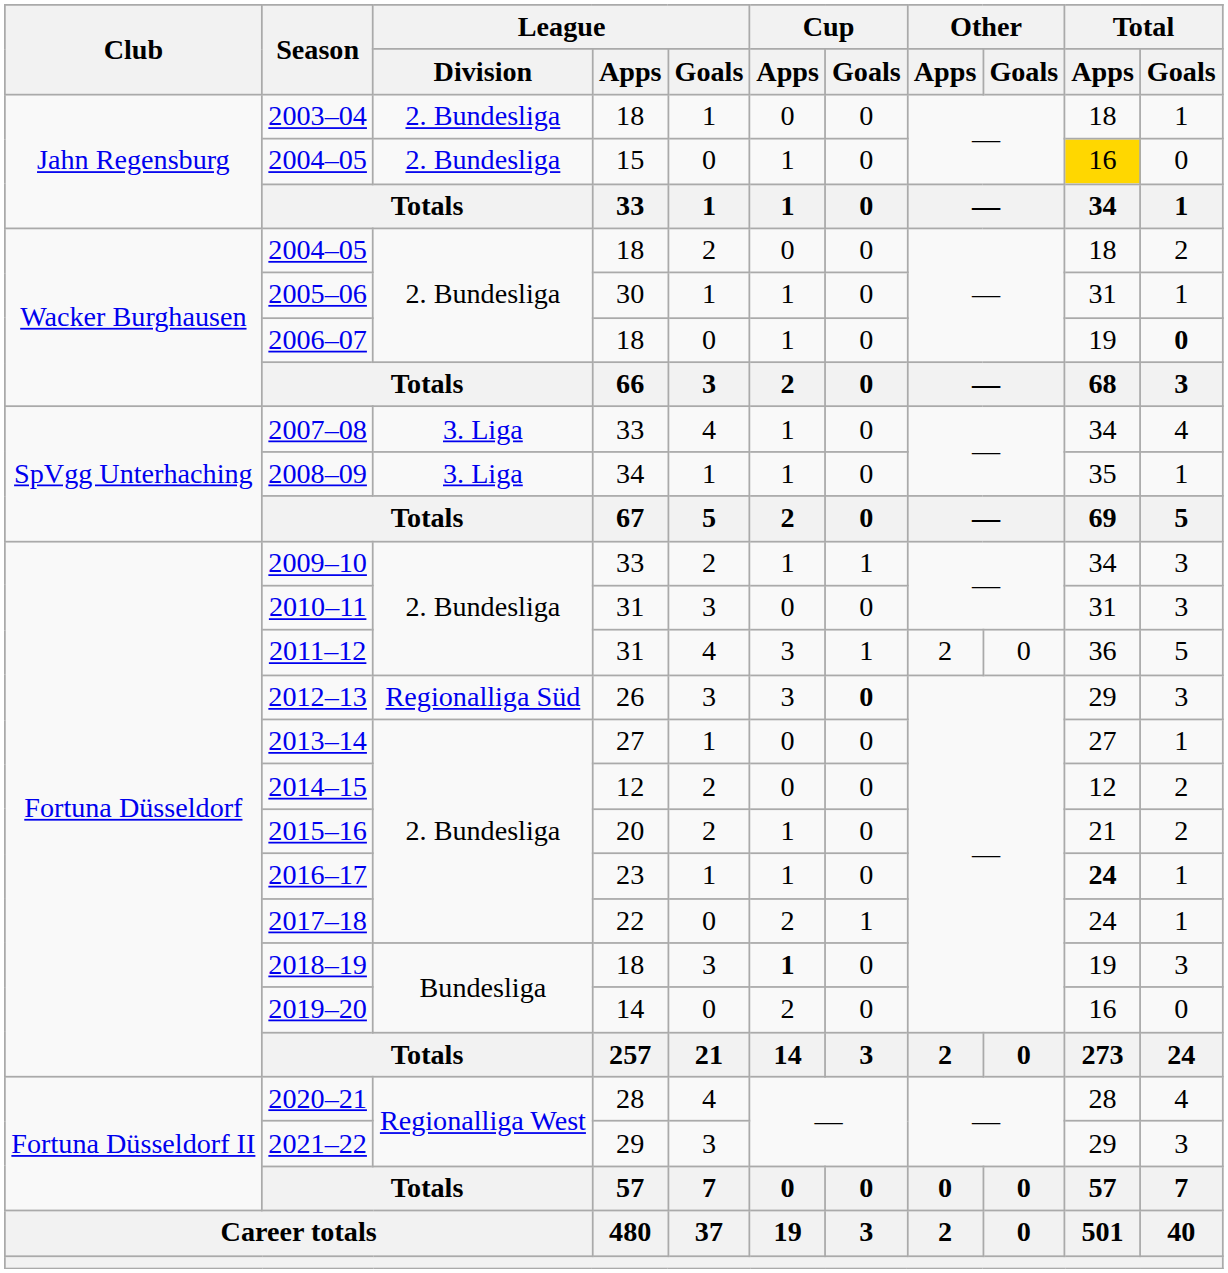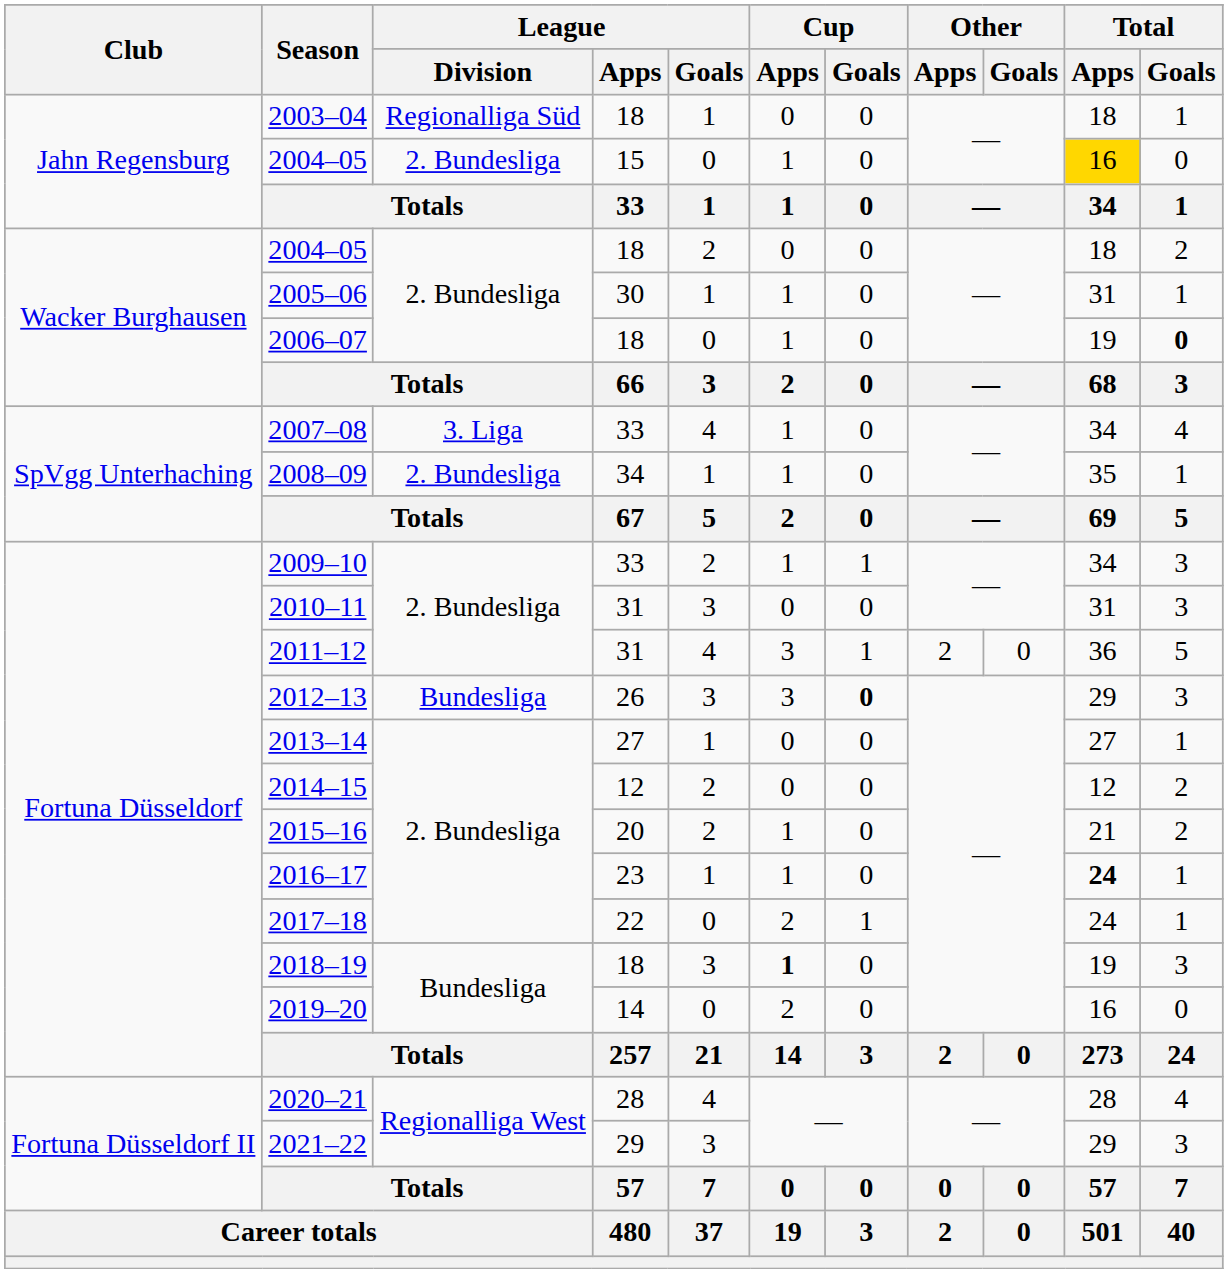(483, 116) 2. Bundesliga -> (483, 116) Regionalliga Süd
(483, 473) 3. Liga -> (483, 473) 2. Bundesliga
(483, 696) Regionalliga Süd -> (483, 696) Bundesliga
